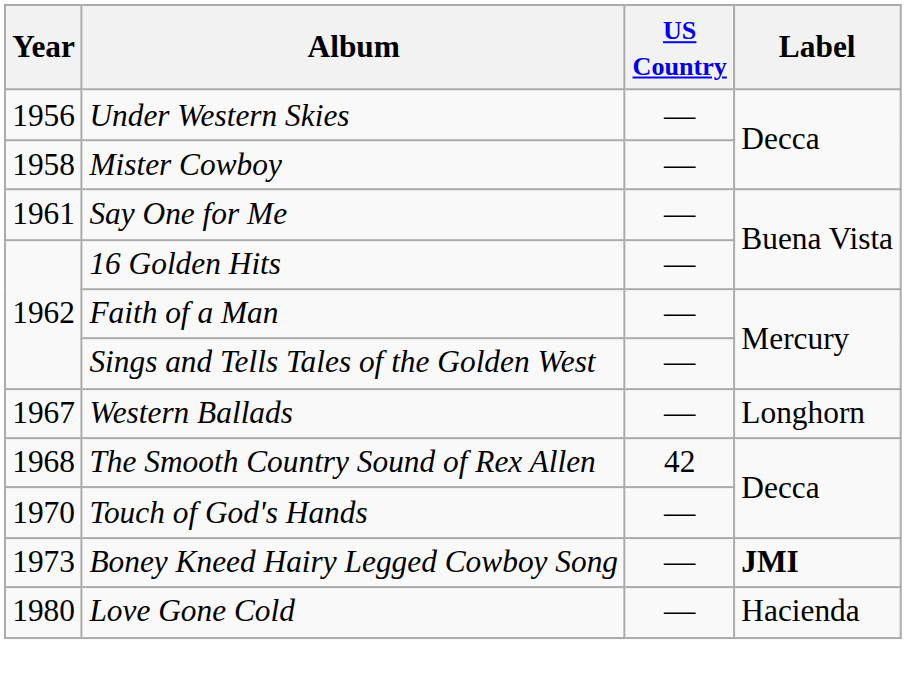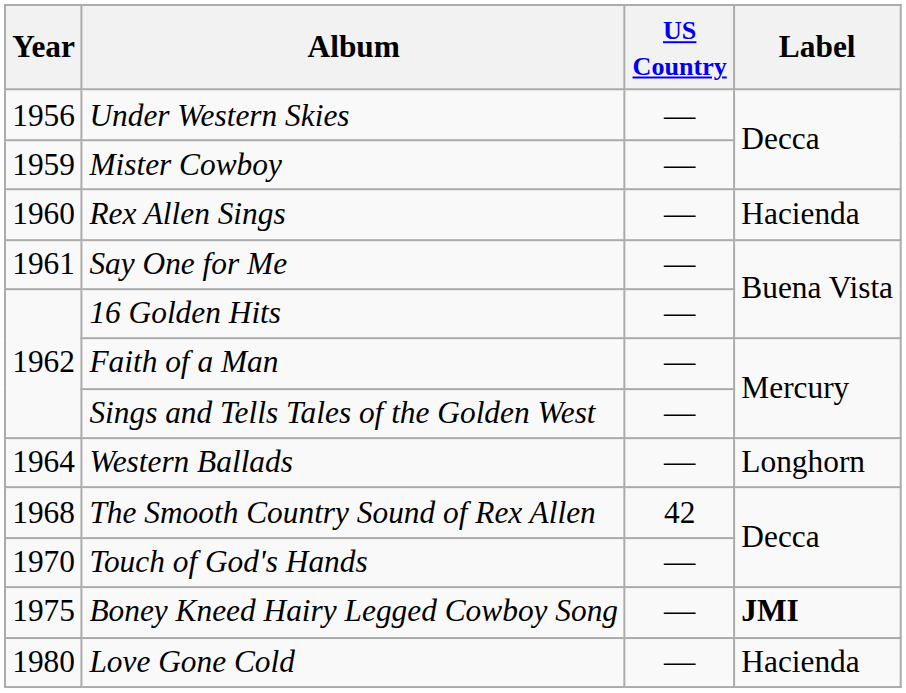(44, 164) 1958 -> (44, 164) 1959
+ row: (188, 213)
(44, 412) 1967 -> (44, 462) 1964
(44, 561) 1973 -> (44, 611) 1975
